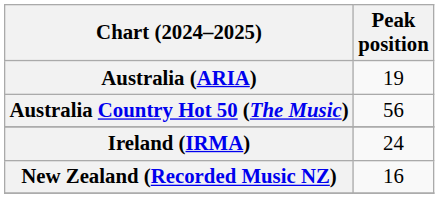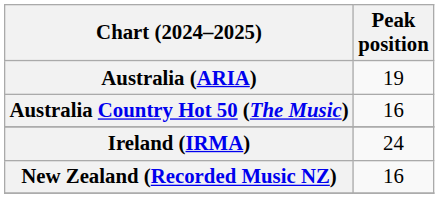(393, 110) 56 -> (393, 110) 16
